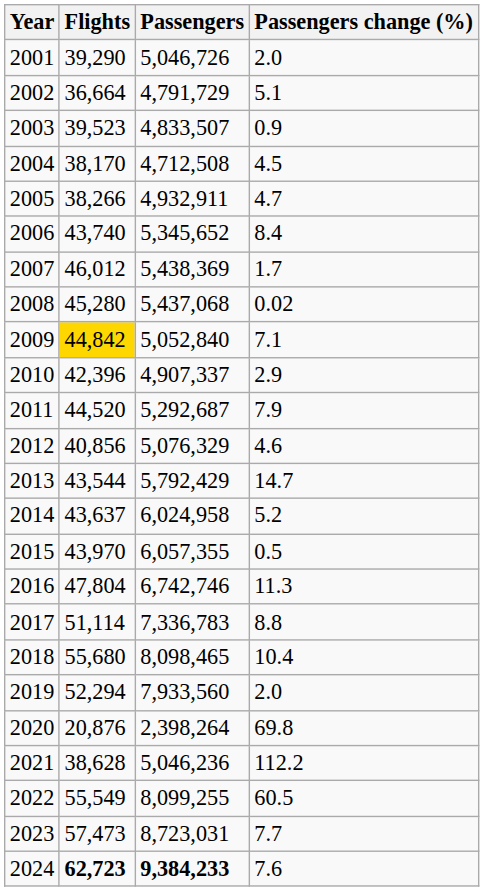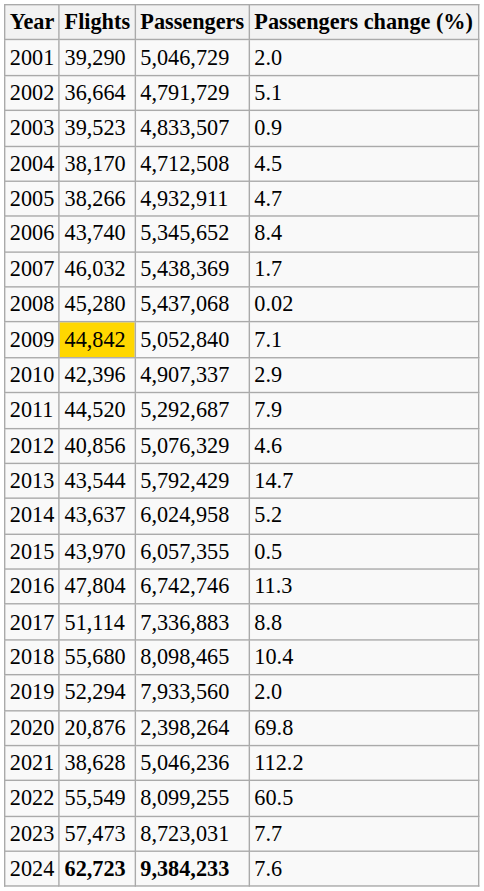(185, 57) 5,046,726 -> (185, 57) 5,046,729
(95, 269) 46,012 -> (95, 269) 46,032
(185, 621) 7,336,783 -> (185, 621) 7,336,883
